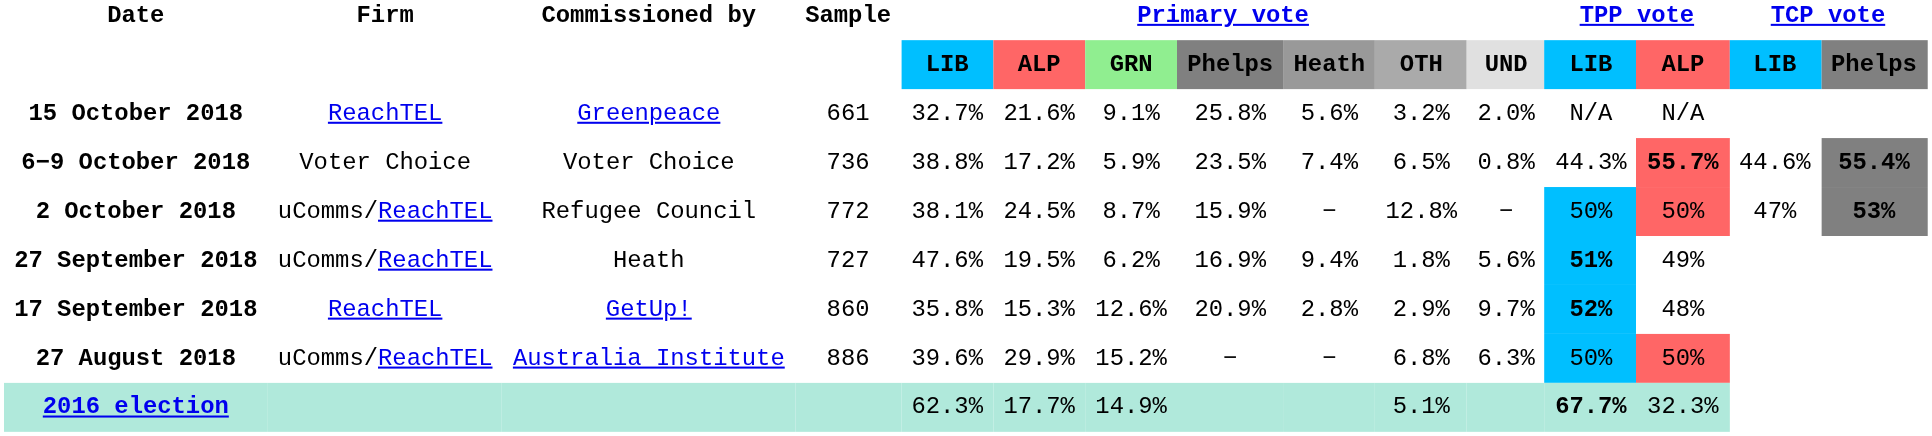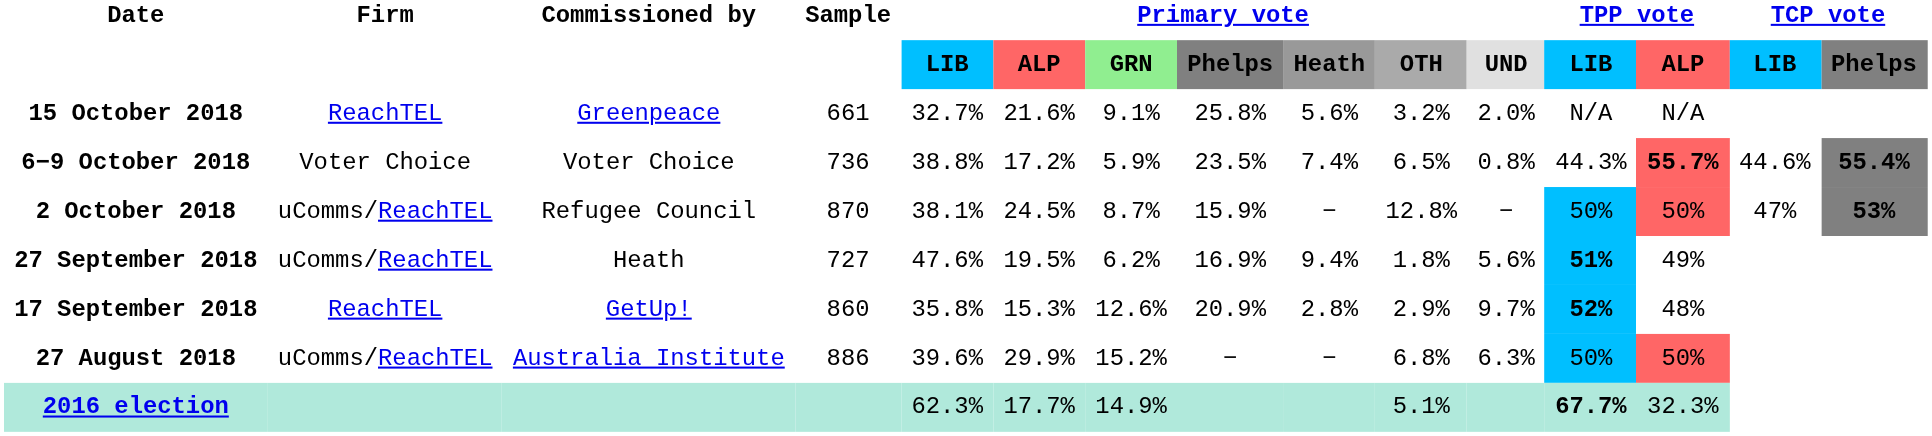(848, 211) 772 -> (848, 211) 870
